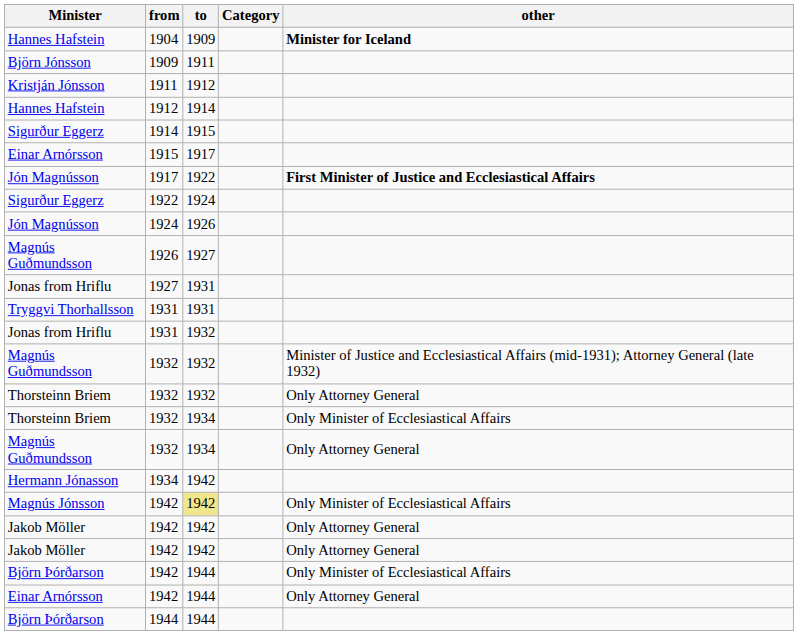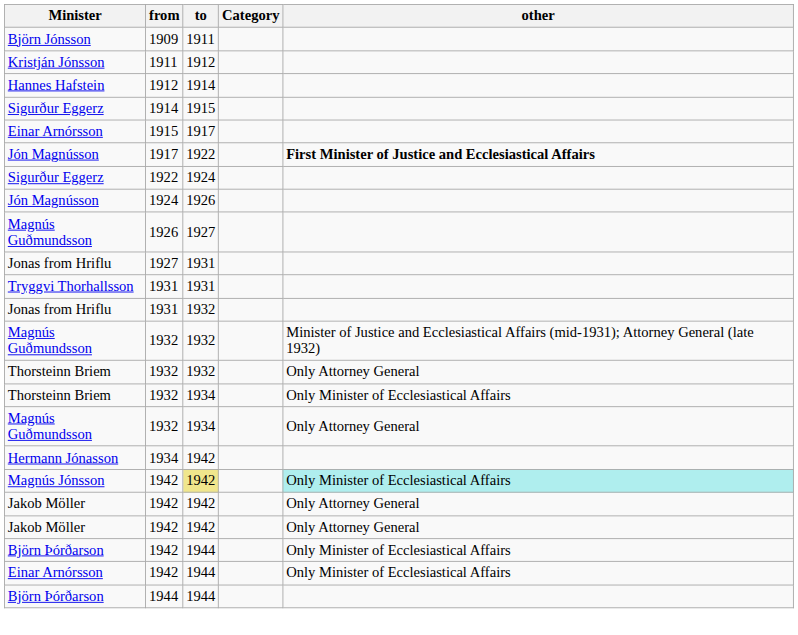- row: (56, 39)
(398, 503) no background -> (398, 480) paleturquoise background
(353, 596) Only Attorney General -> (398, 573) Only Minister of Ecclesiastical Affairs
